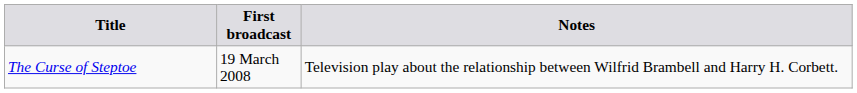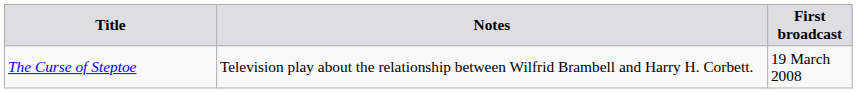columns swapped: (259, 25) <-> (577, 25)
